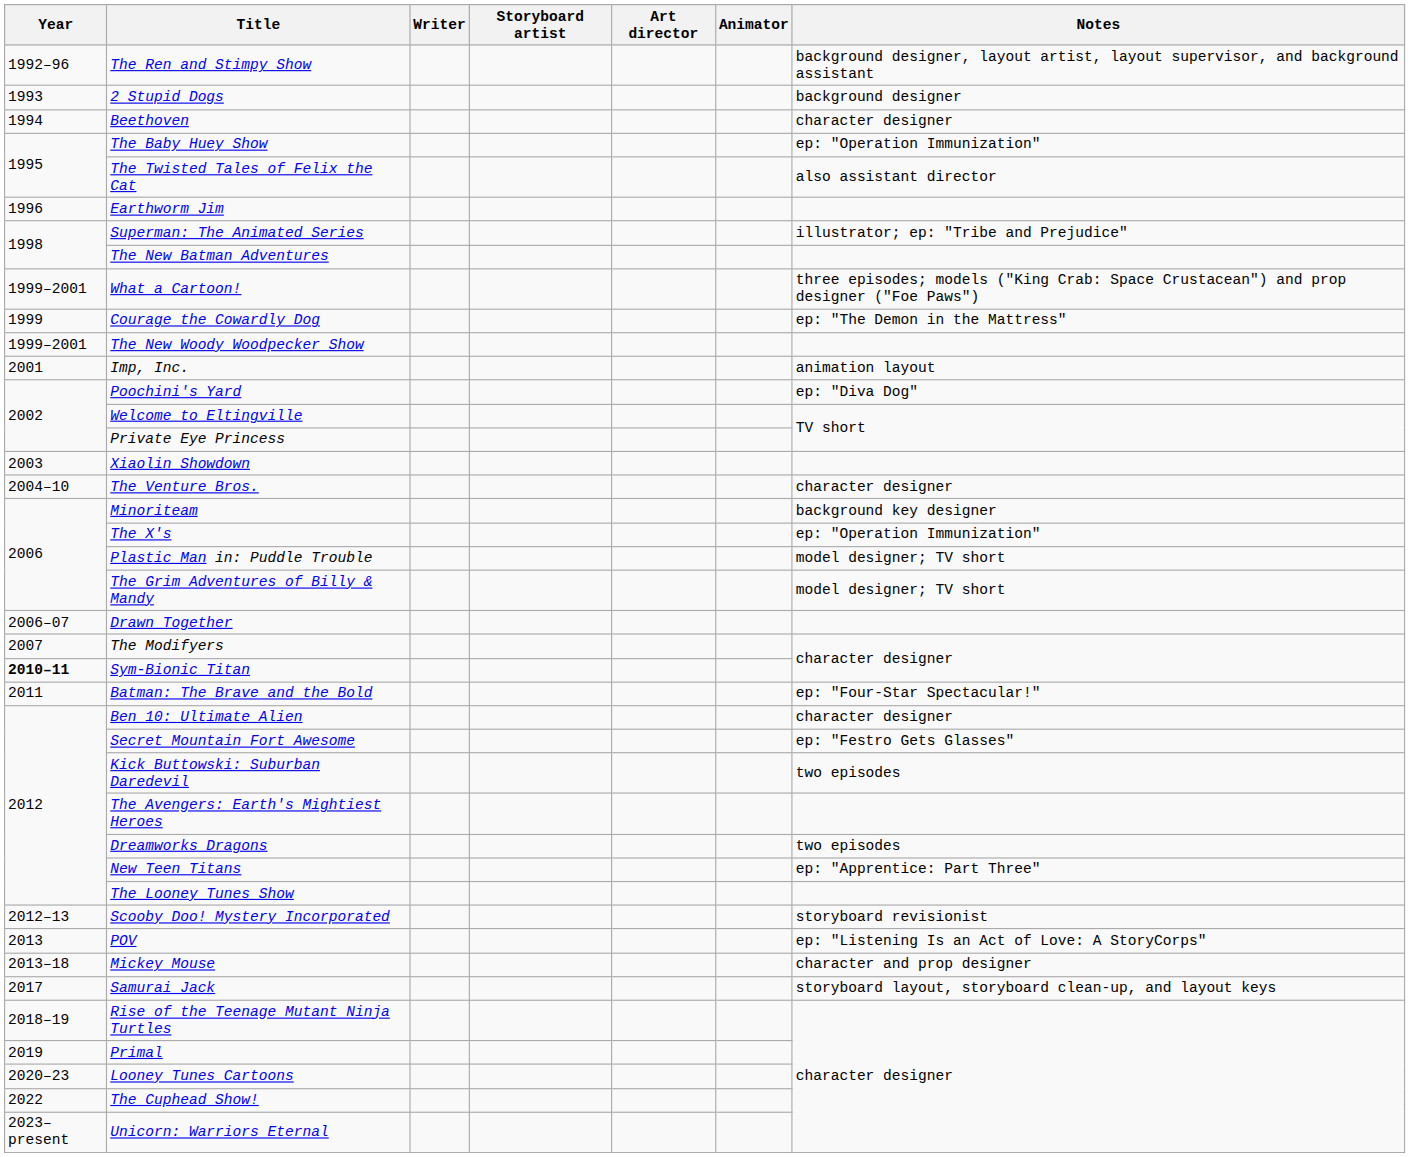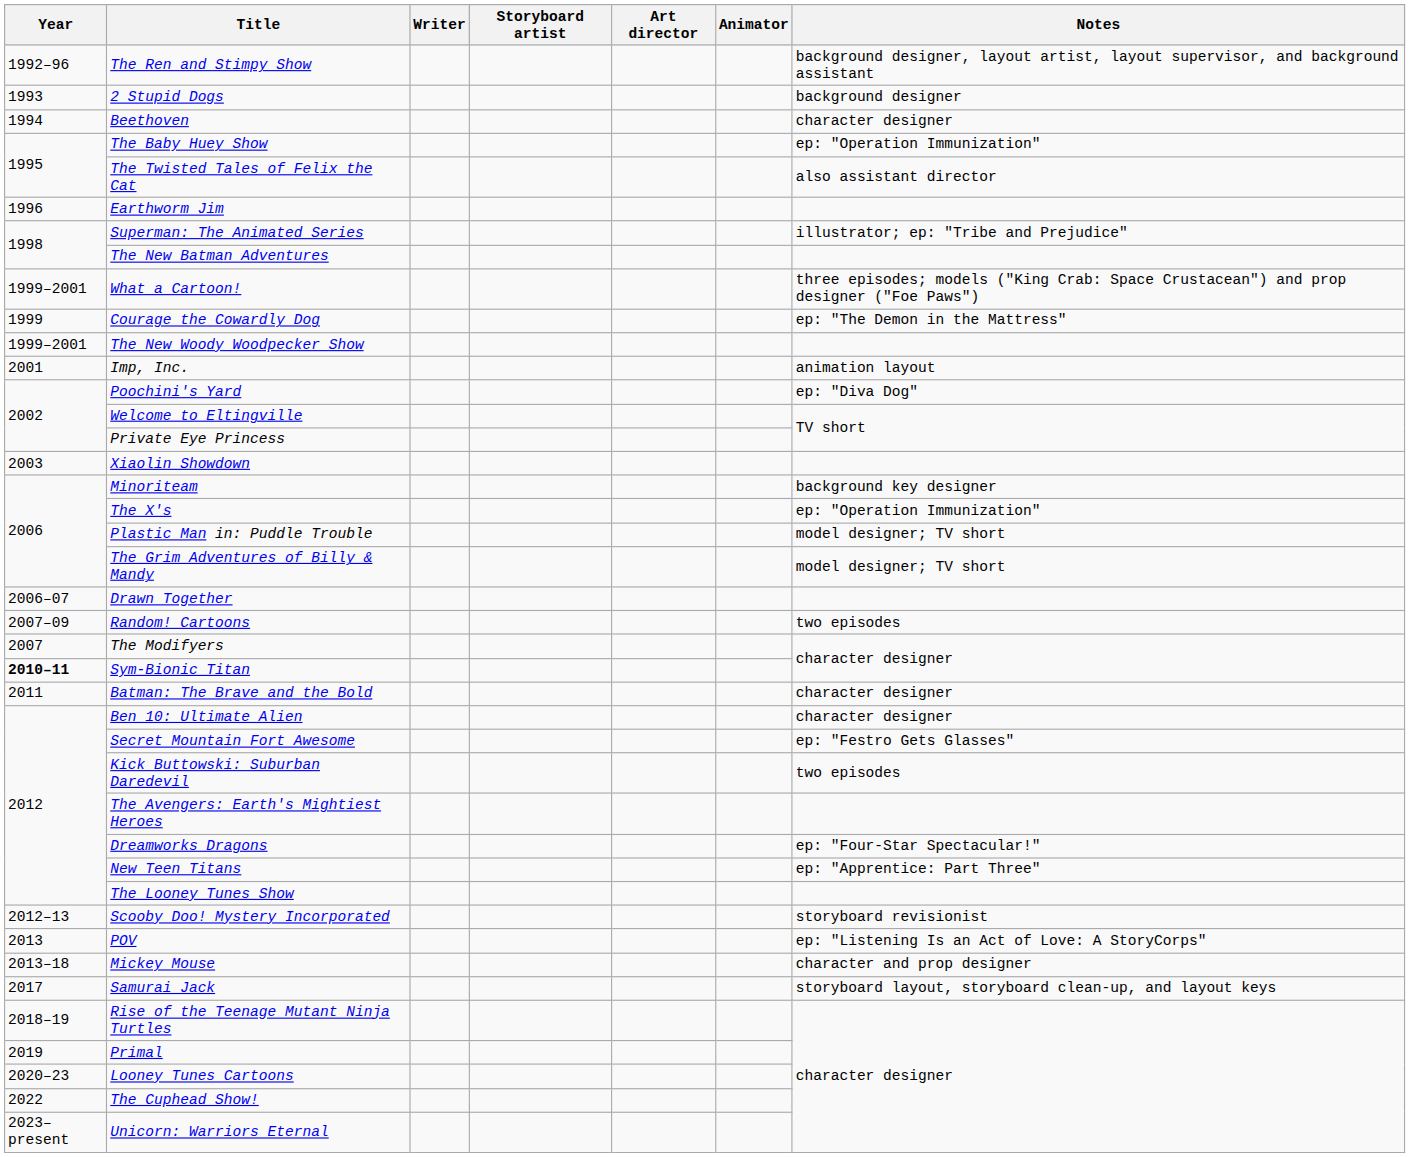- row: (185, 487)
+ row: (180, 622)
(918, 694) ep: "Four-Star Spectacular!" -> (874, 694) character designer
(848, 846) two episodes -> (918, 846) ep: "Four-Star Spectacular!"
